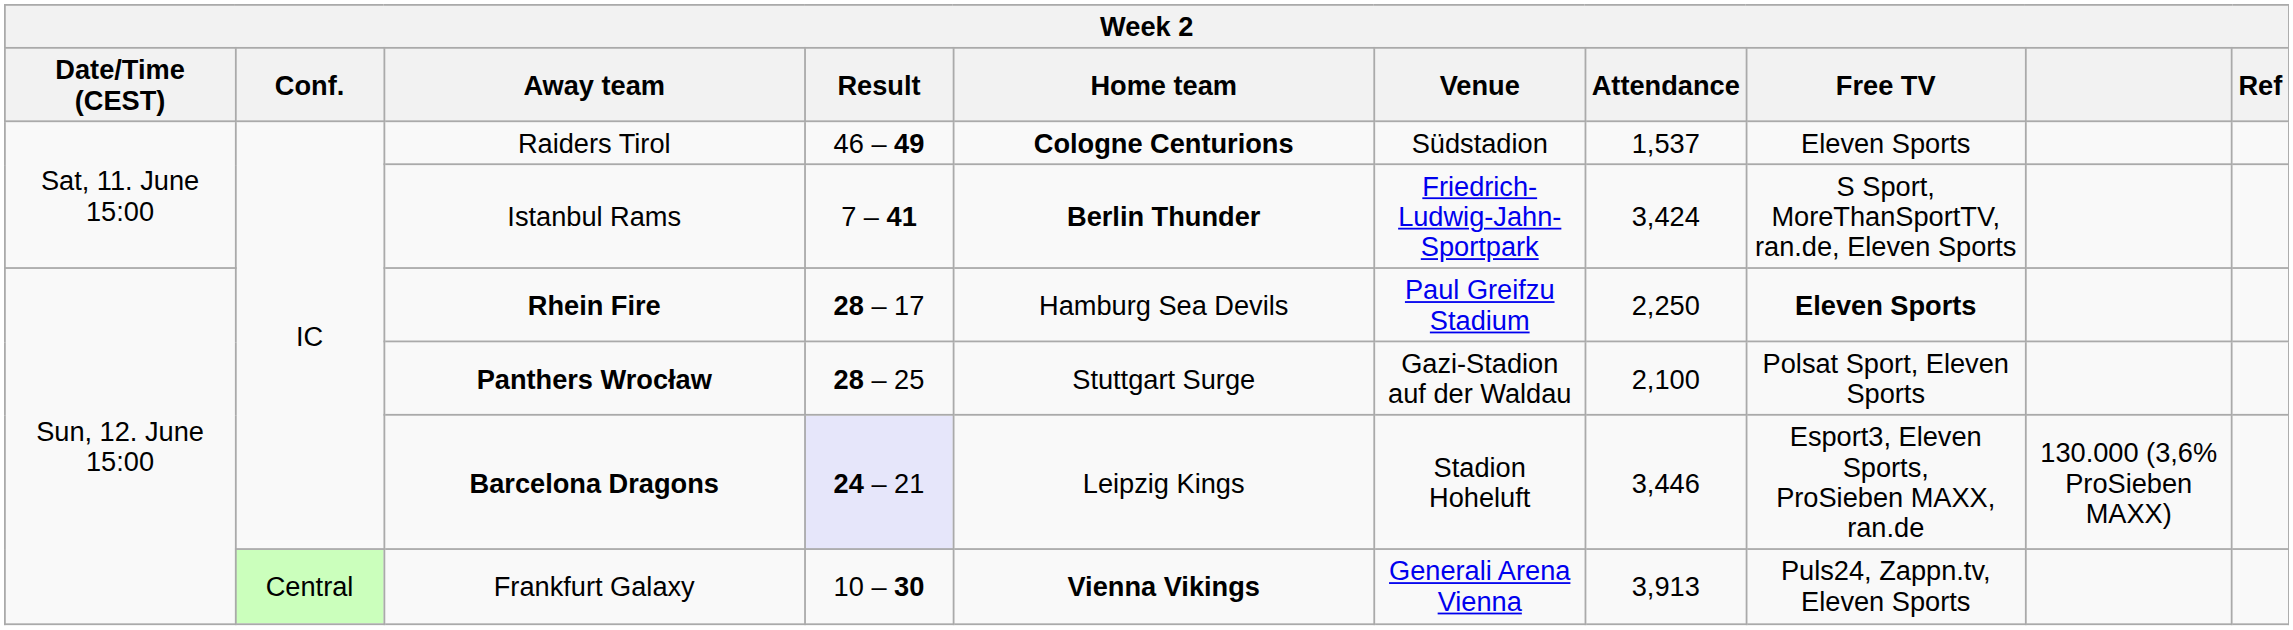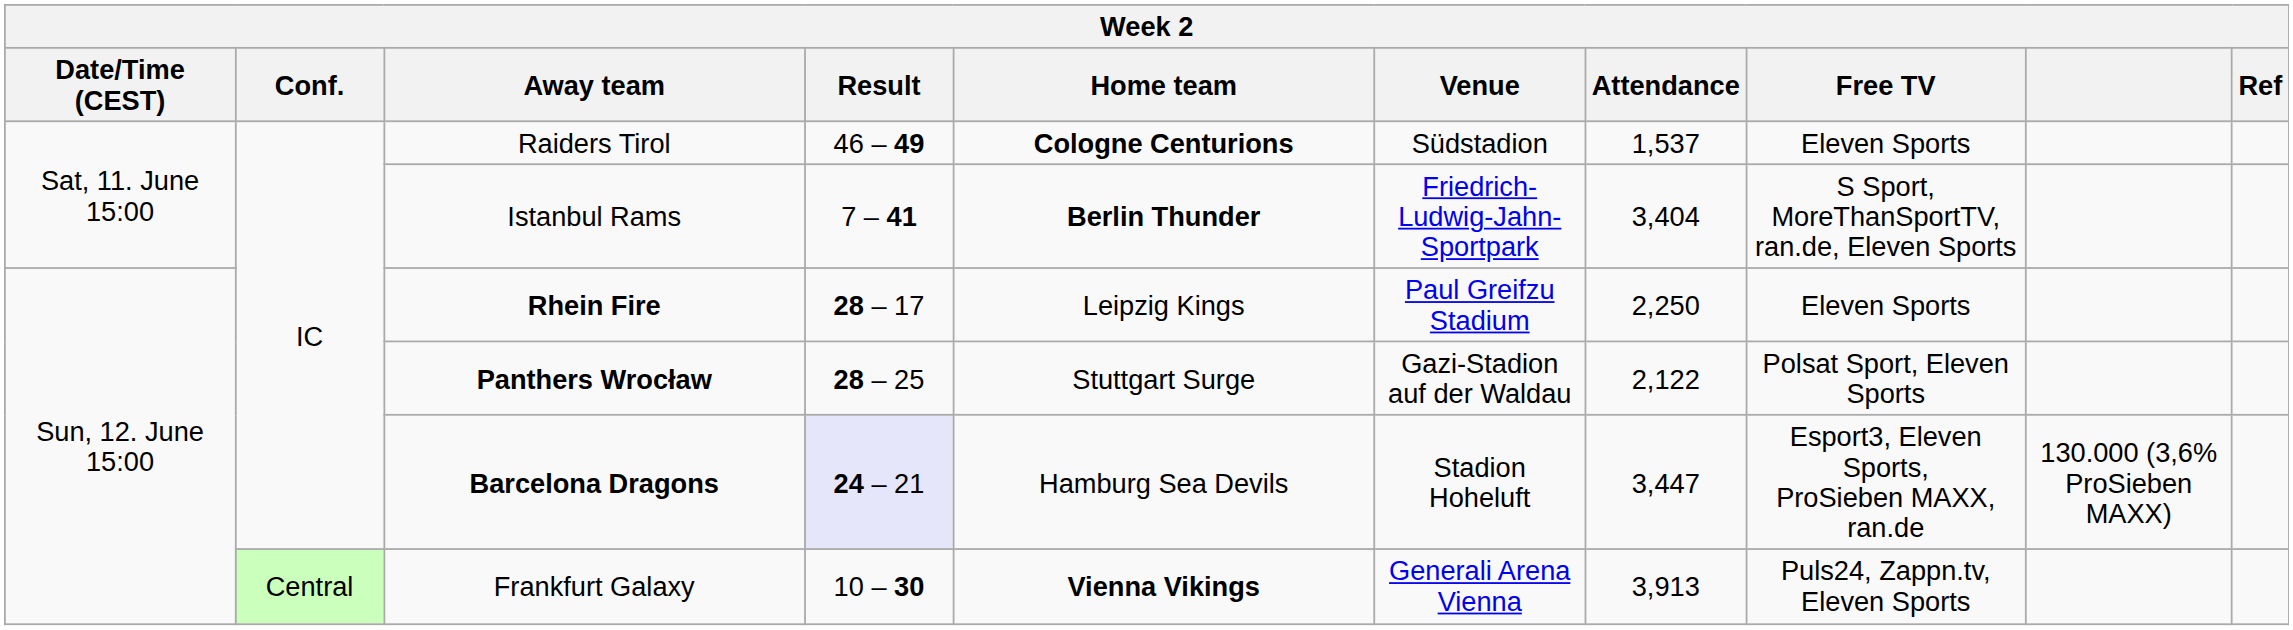(1666, 217) 3,424 -> (1666, 217) 3,404
(1164, 305) Hamburg Sea Devils -> (1164, 305) Leipzig Kings
(1886, 305) bold -> (1886, 305) normal
(1666, 379) 2,100 -> (1666, 379) 2,122
(1164, 483) Leipzig Kings -> (1164, 483) Hamburg Sea Devils
(1666, 483) 3,446 -> (1666, 483) 3,447
